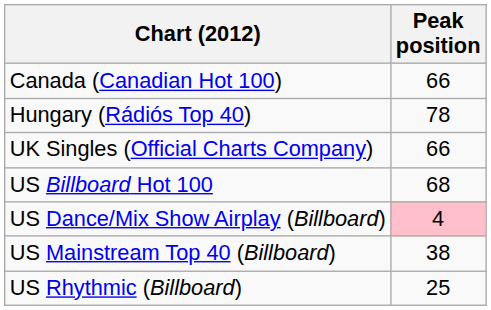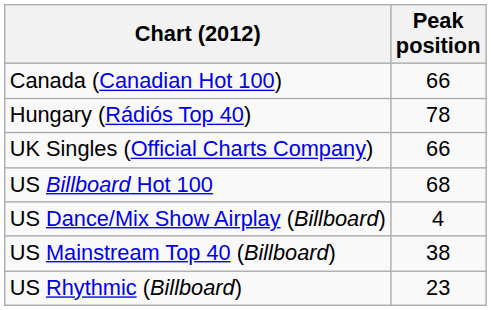(438, 218) pink background -> (438, 218) no background
(438, 287) 25 -> (438, 287) 23
